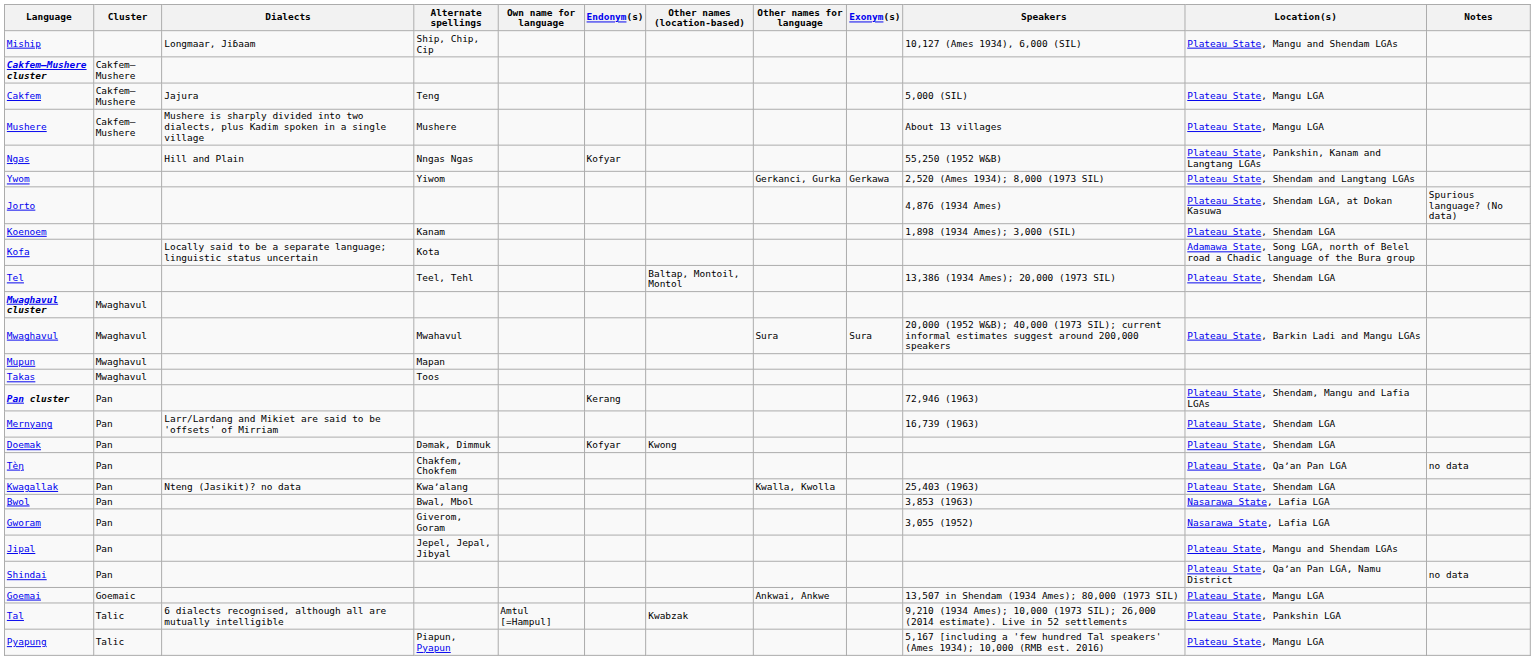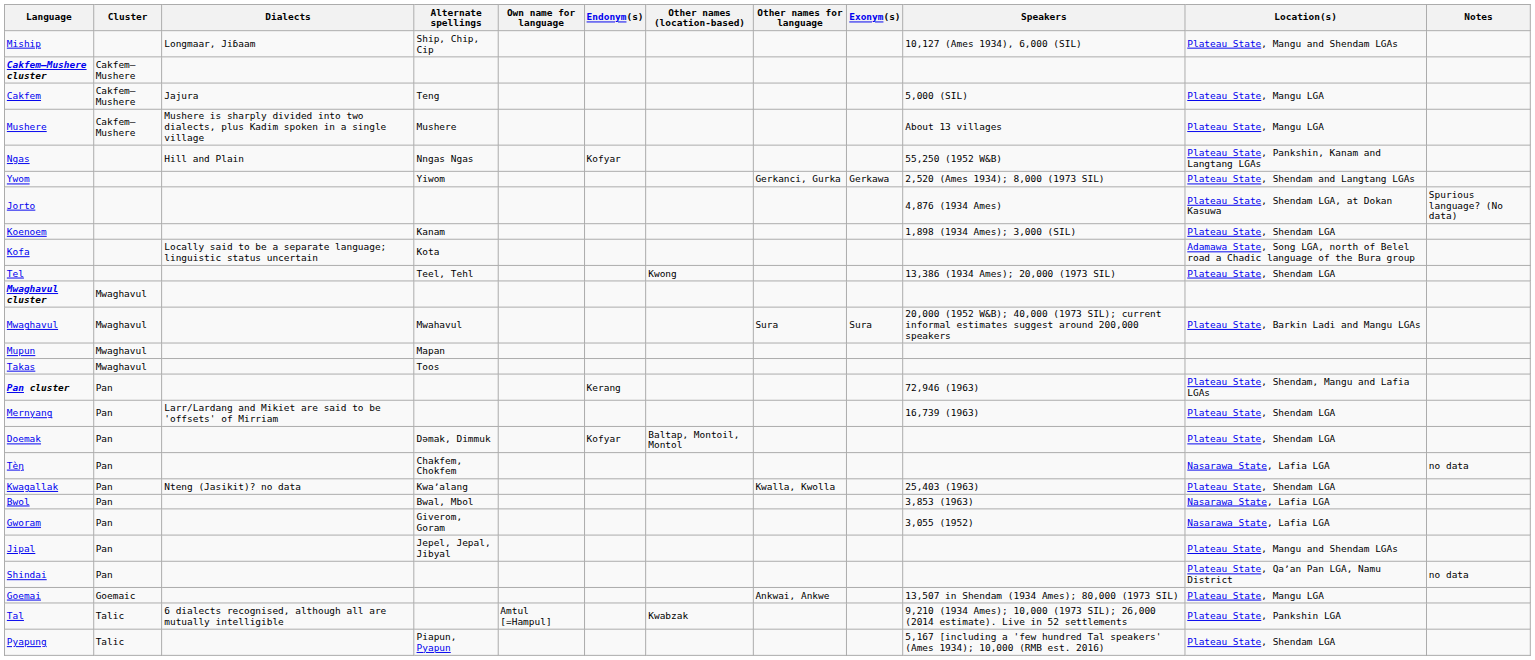(694, 278) Baltap, Montoil, Montol -> (663, 273) Kwong
(663, 444) Kwong -> (694, 439) Baltap, Montoil, Montol
(1267, 465) Plateau State, Qaʼan Pan LGA -> (1258, 465) Nasarawa State, Lafia LGA
(1256, 642) Plateau State, Mangu LGA -> (1261, 642) Plateau State, Shendam LGA
